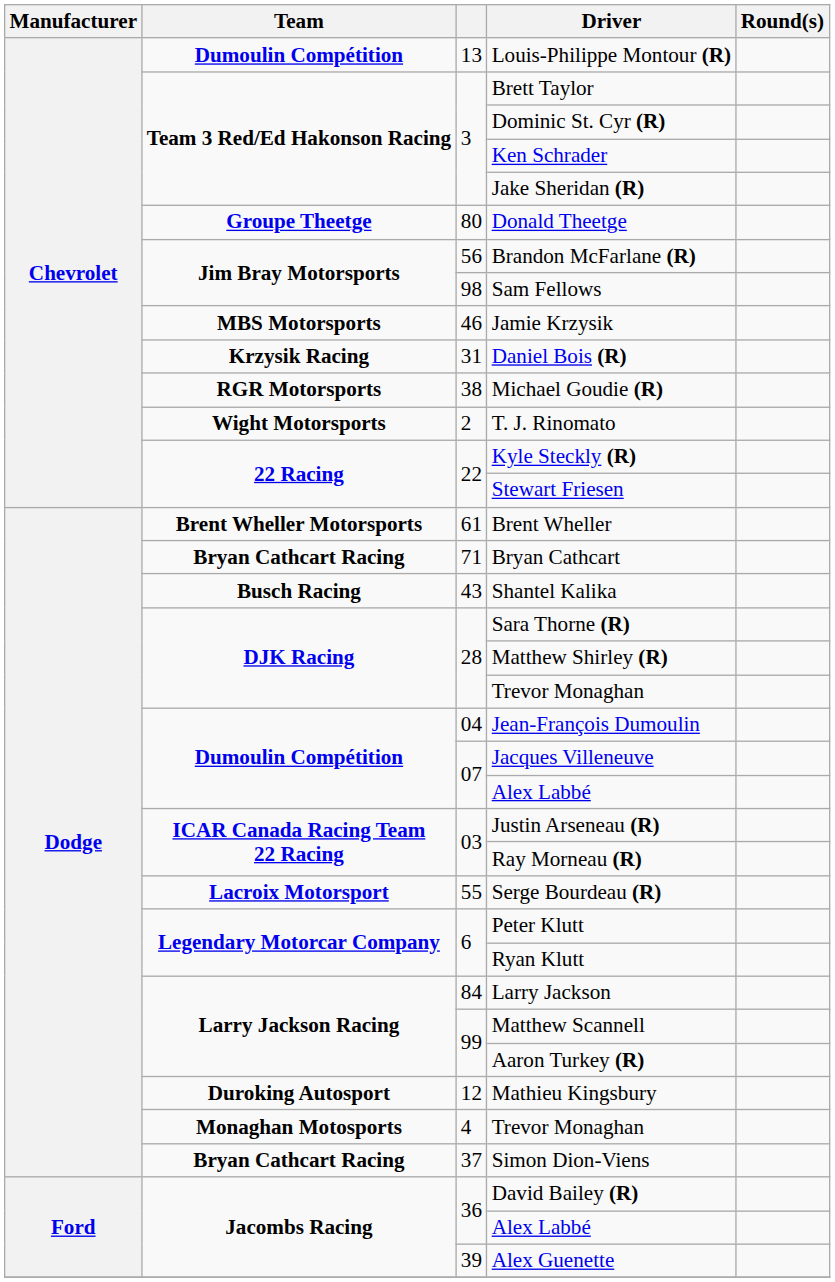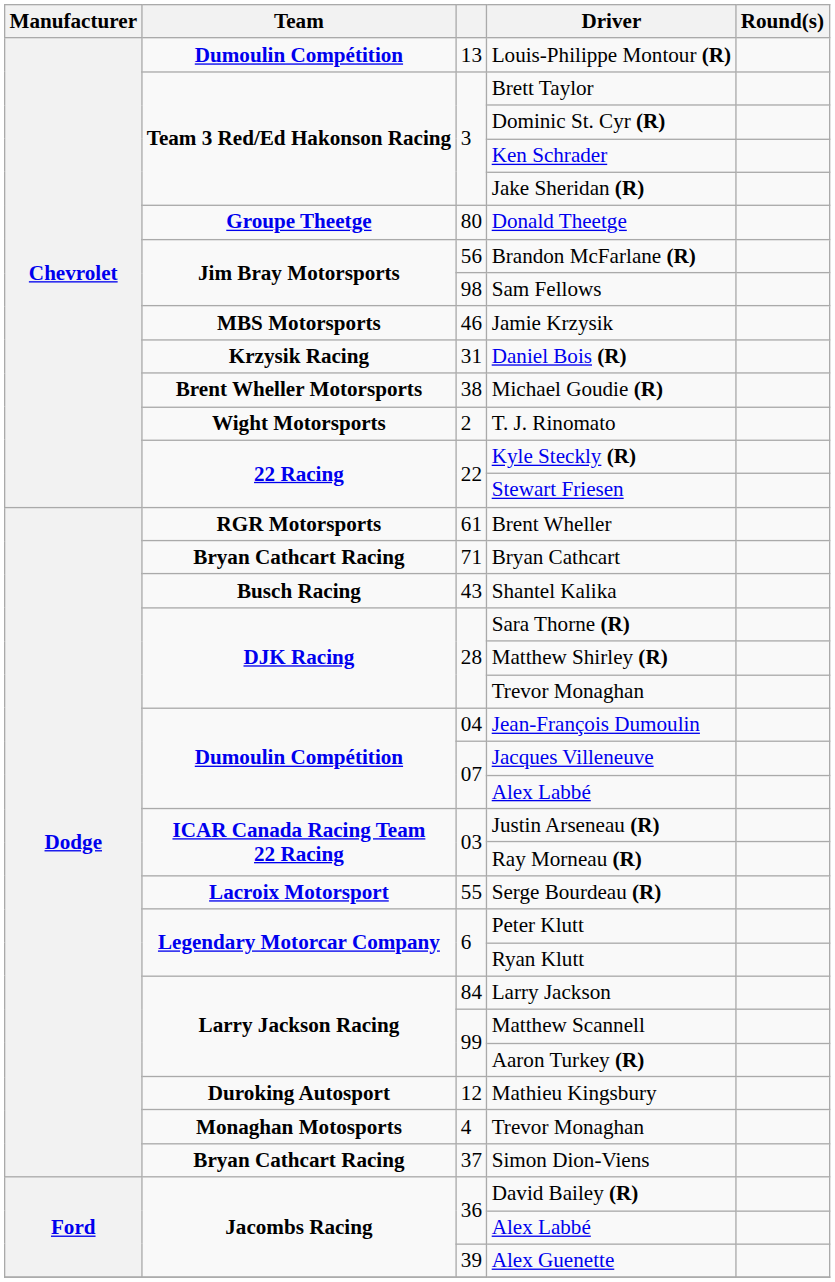(299, 389) RGR Motorsports -> (299, 389) Brent Wheller Motorsports
(299, 523) Brent Wheller Motorsports -> (299, 523) RGR Motorsports
